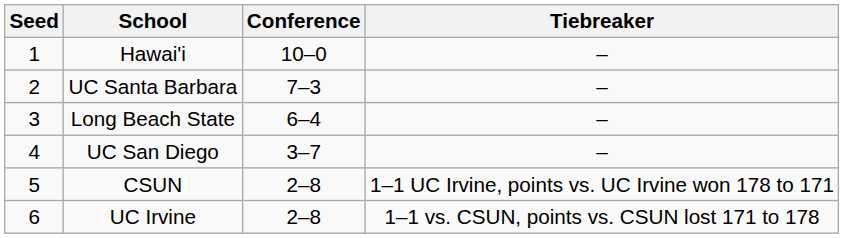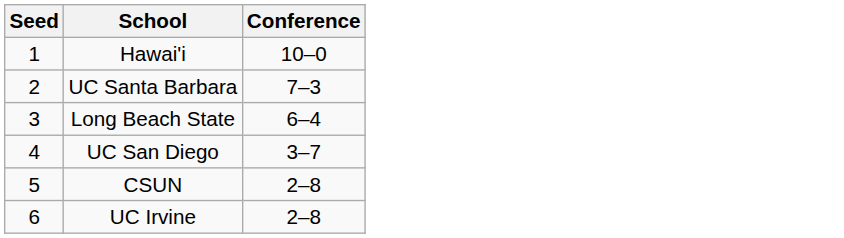- column: (602, 21)
